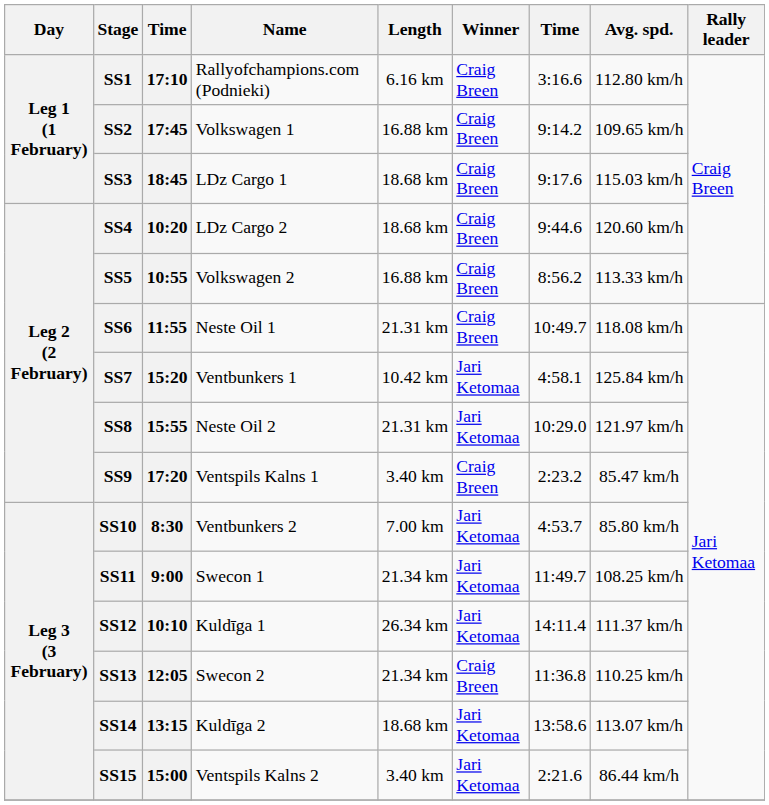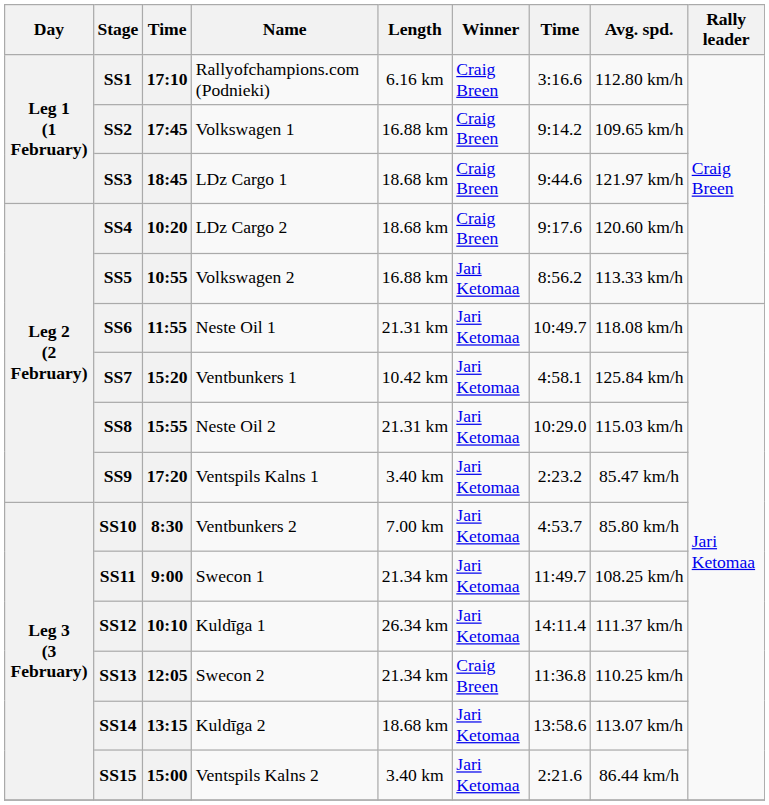(560, 178) 9:17.6 -> (560, 178) 9:44.6
(639, 178) 115.03 km/h -> (639, 178) 121.97 km/h
(560, 228) 9:44.6 -> (560, 228) 9:17.6
(477, 278) Craig Breen -> (488, 278) Jari Ketomaa
(477, 328) Craig Breen -> (488, 328) Jari Ketomaa
(639, 427) 121.97 km/h -> (639, 427) 115.03 km/h
(477, 477) Craig Breen -> (488, 477) Jari Ketomaa
